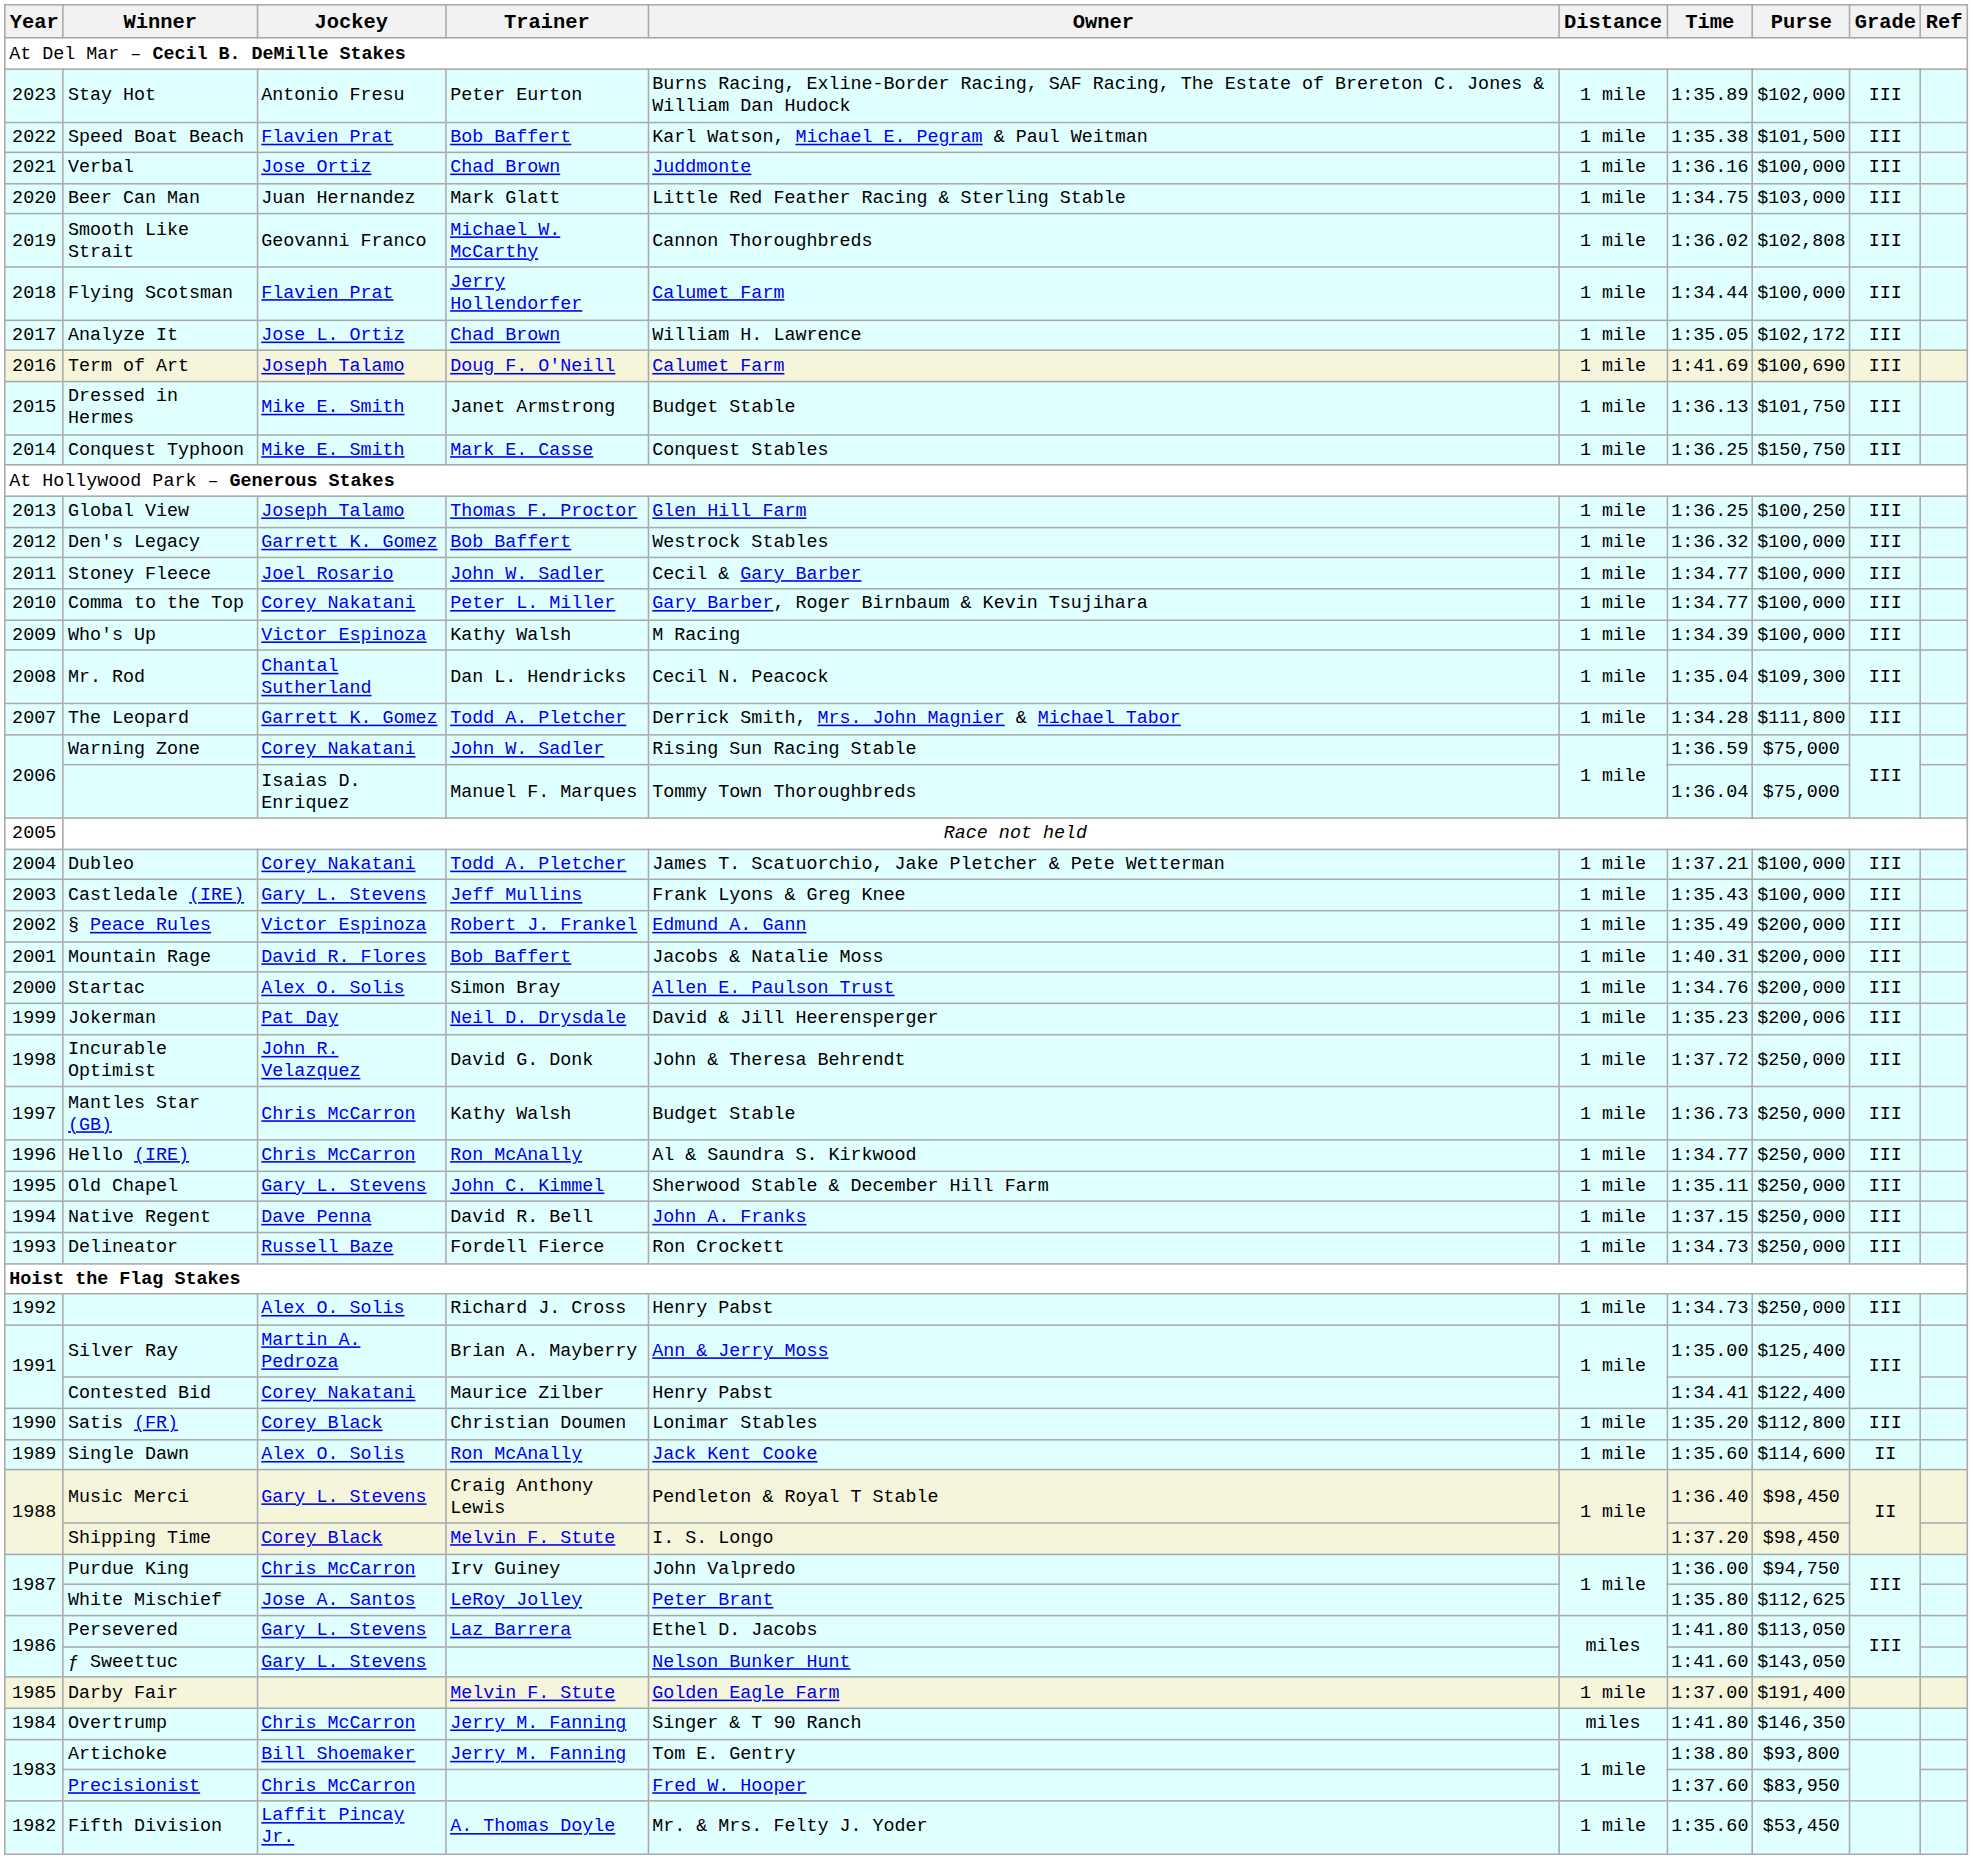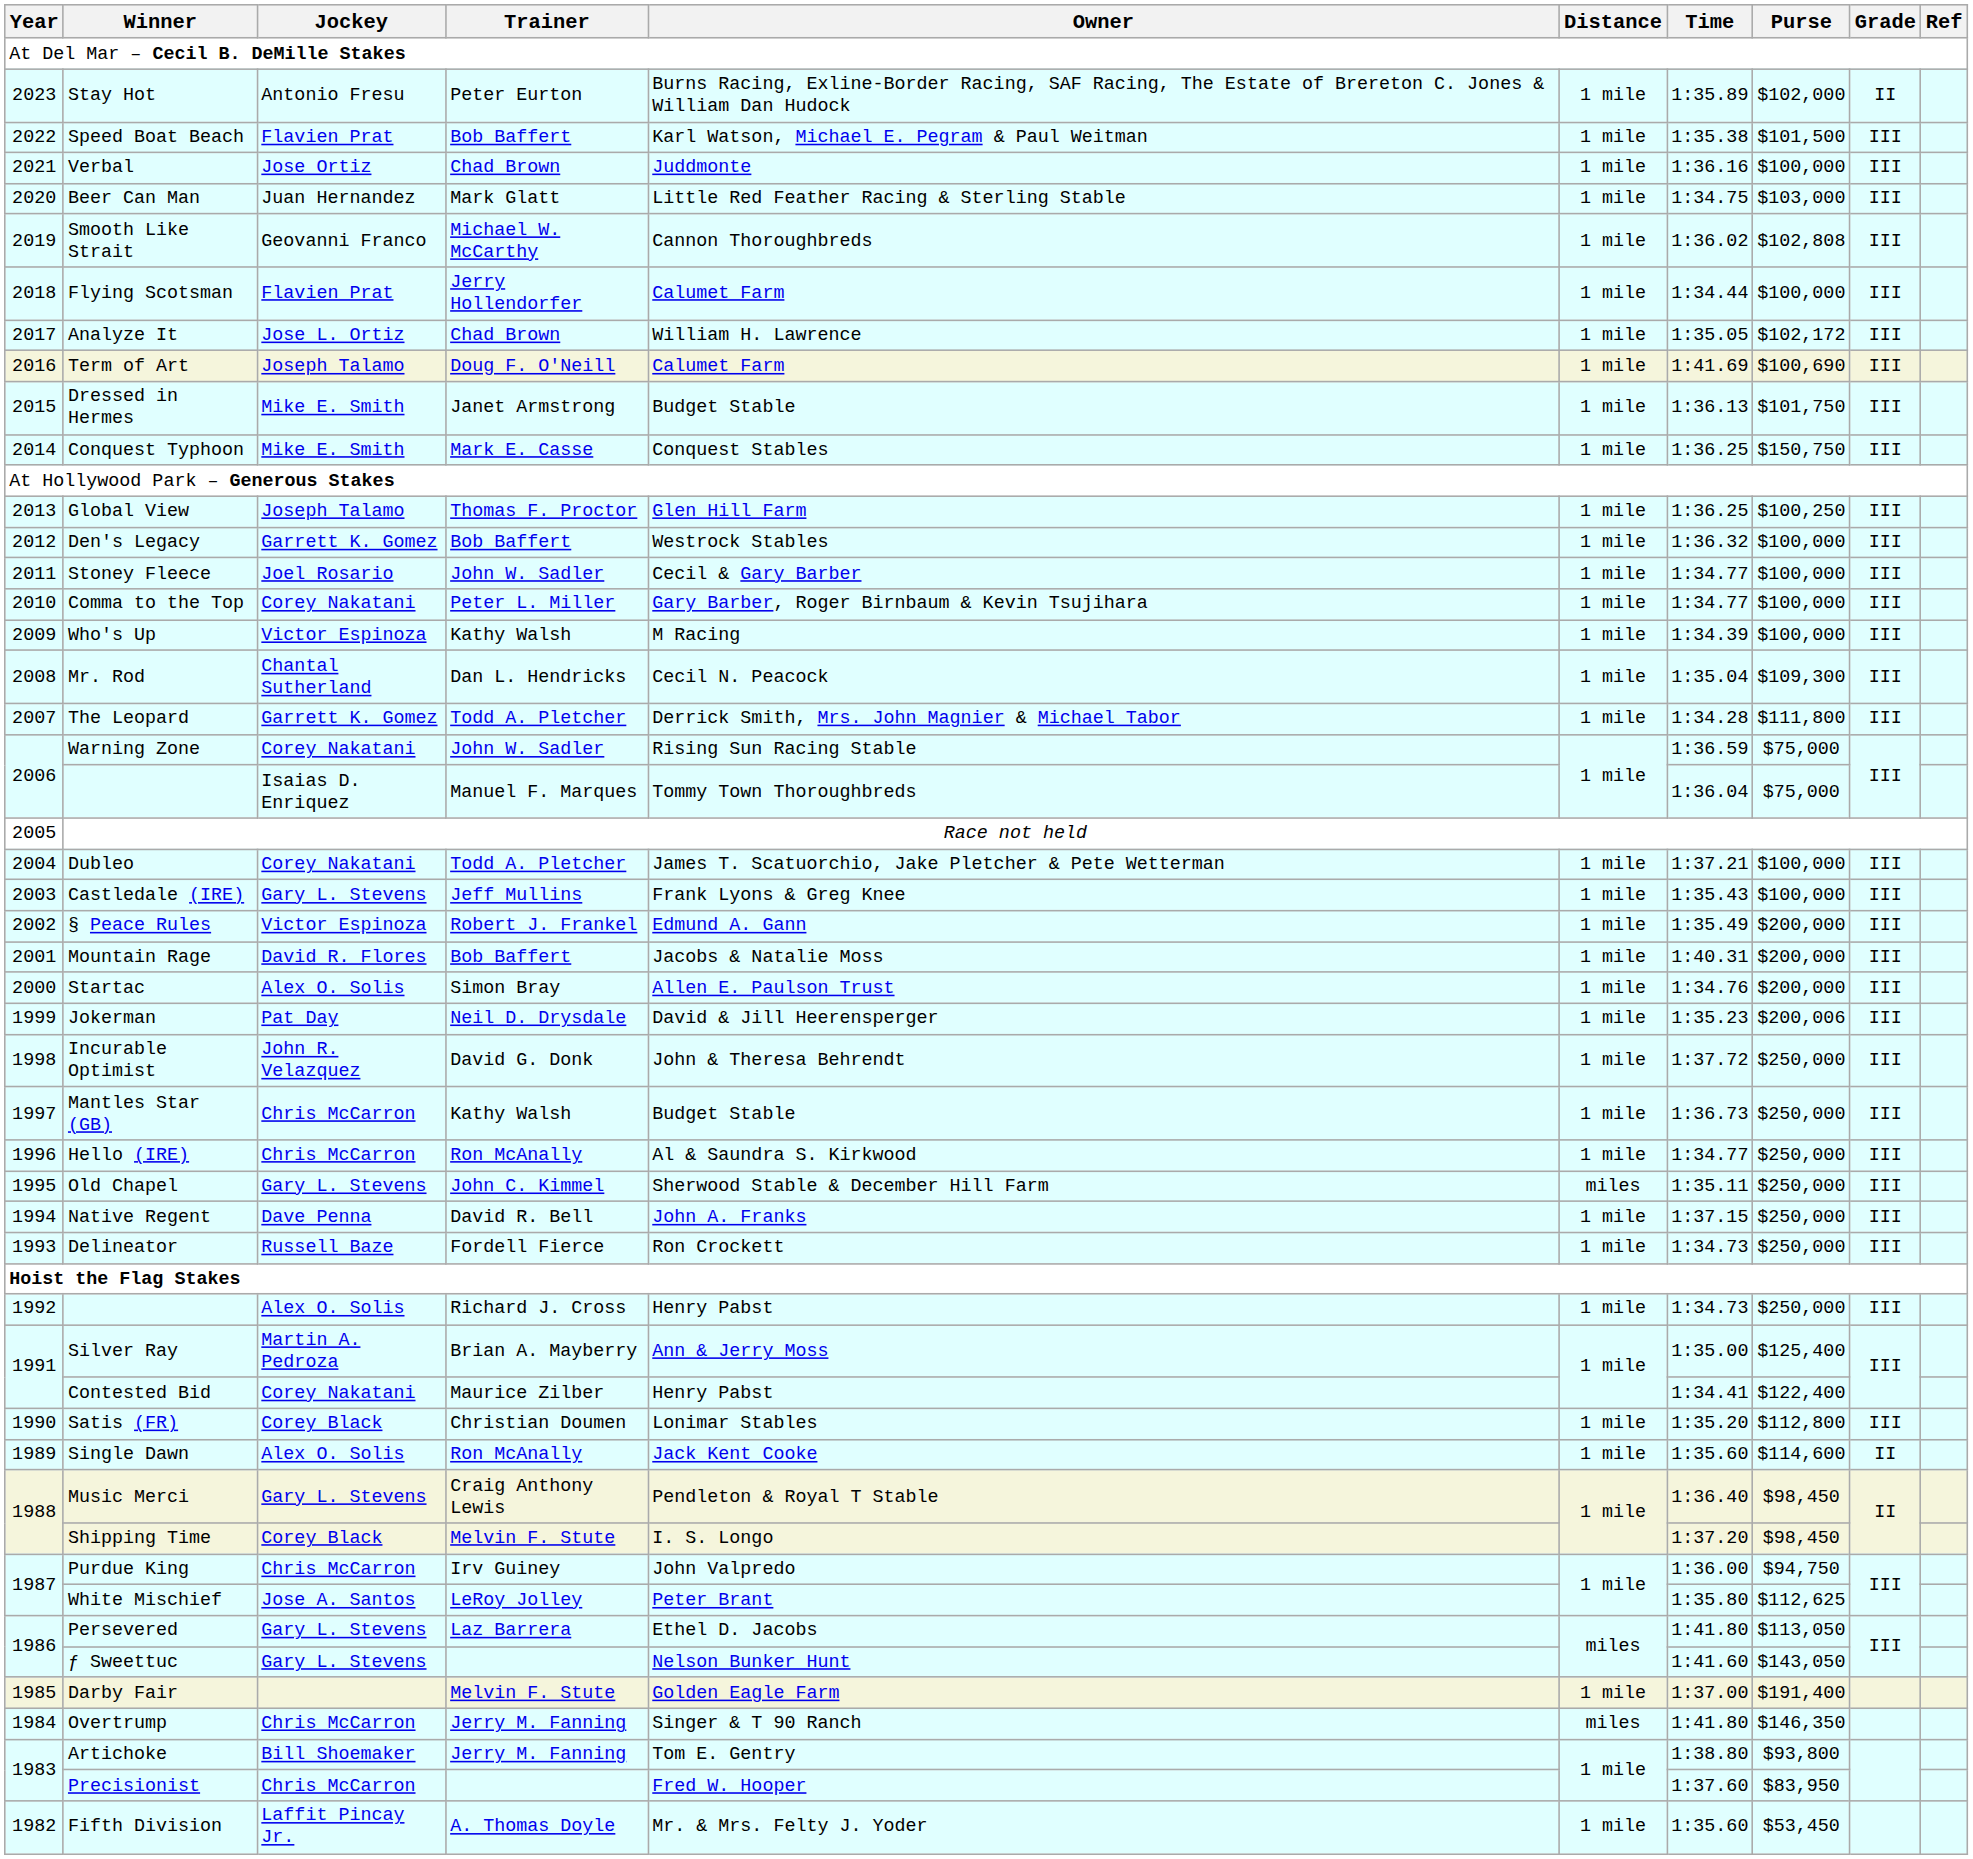(1885, 95) III -> (1885, 95) II
(1613, 1186) 1 mile -> (1613, 1186) miles
